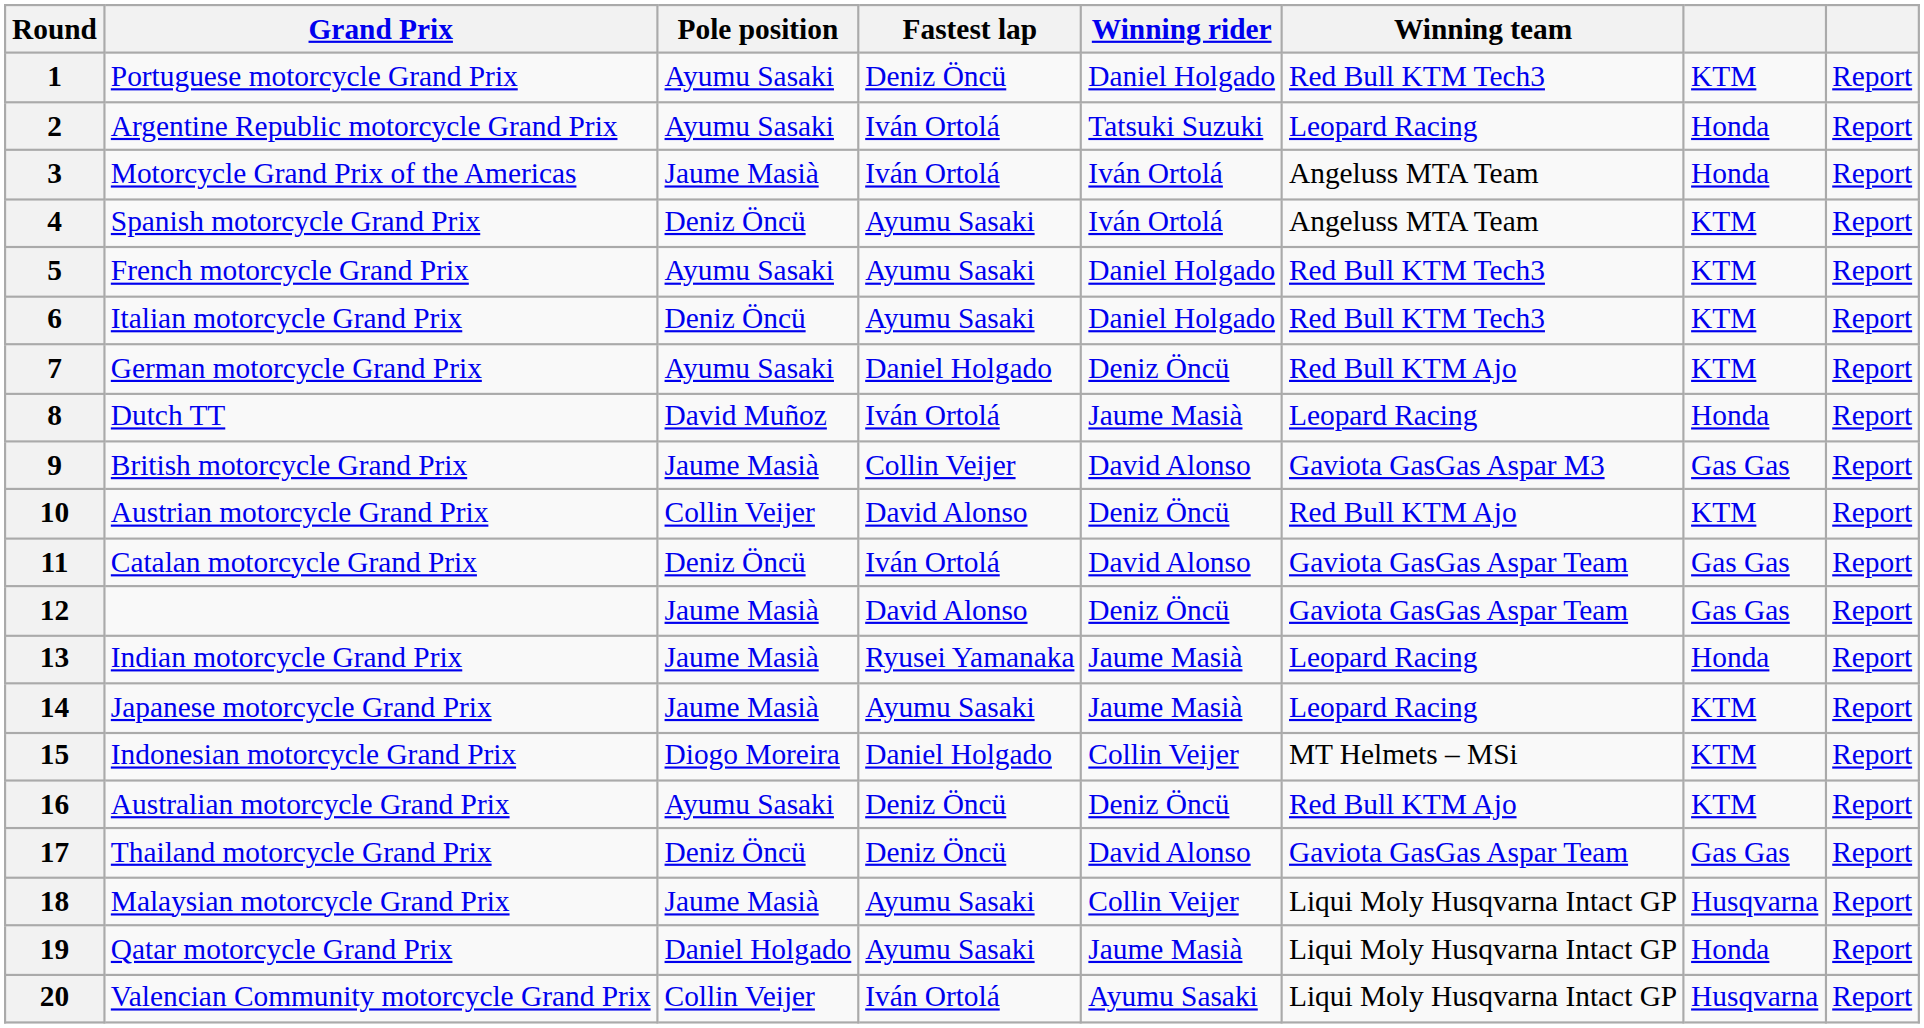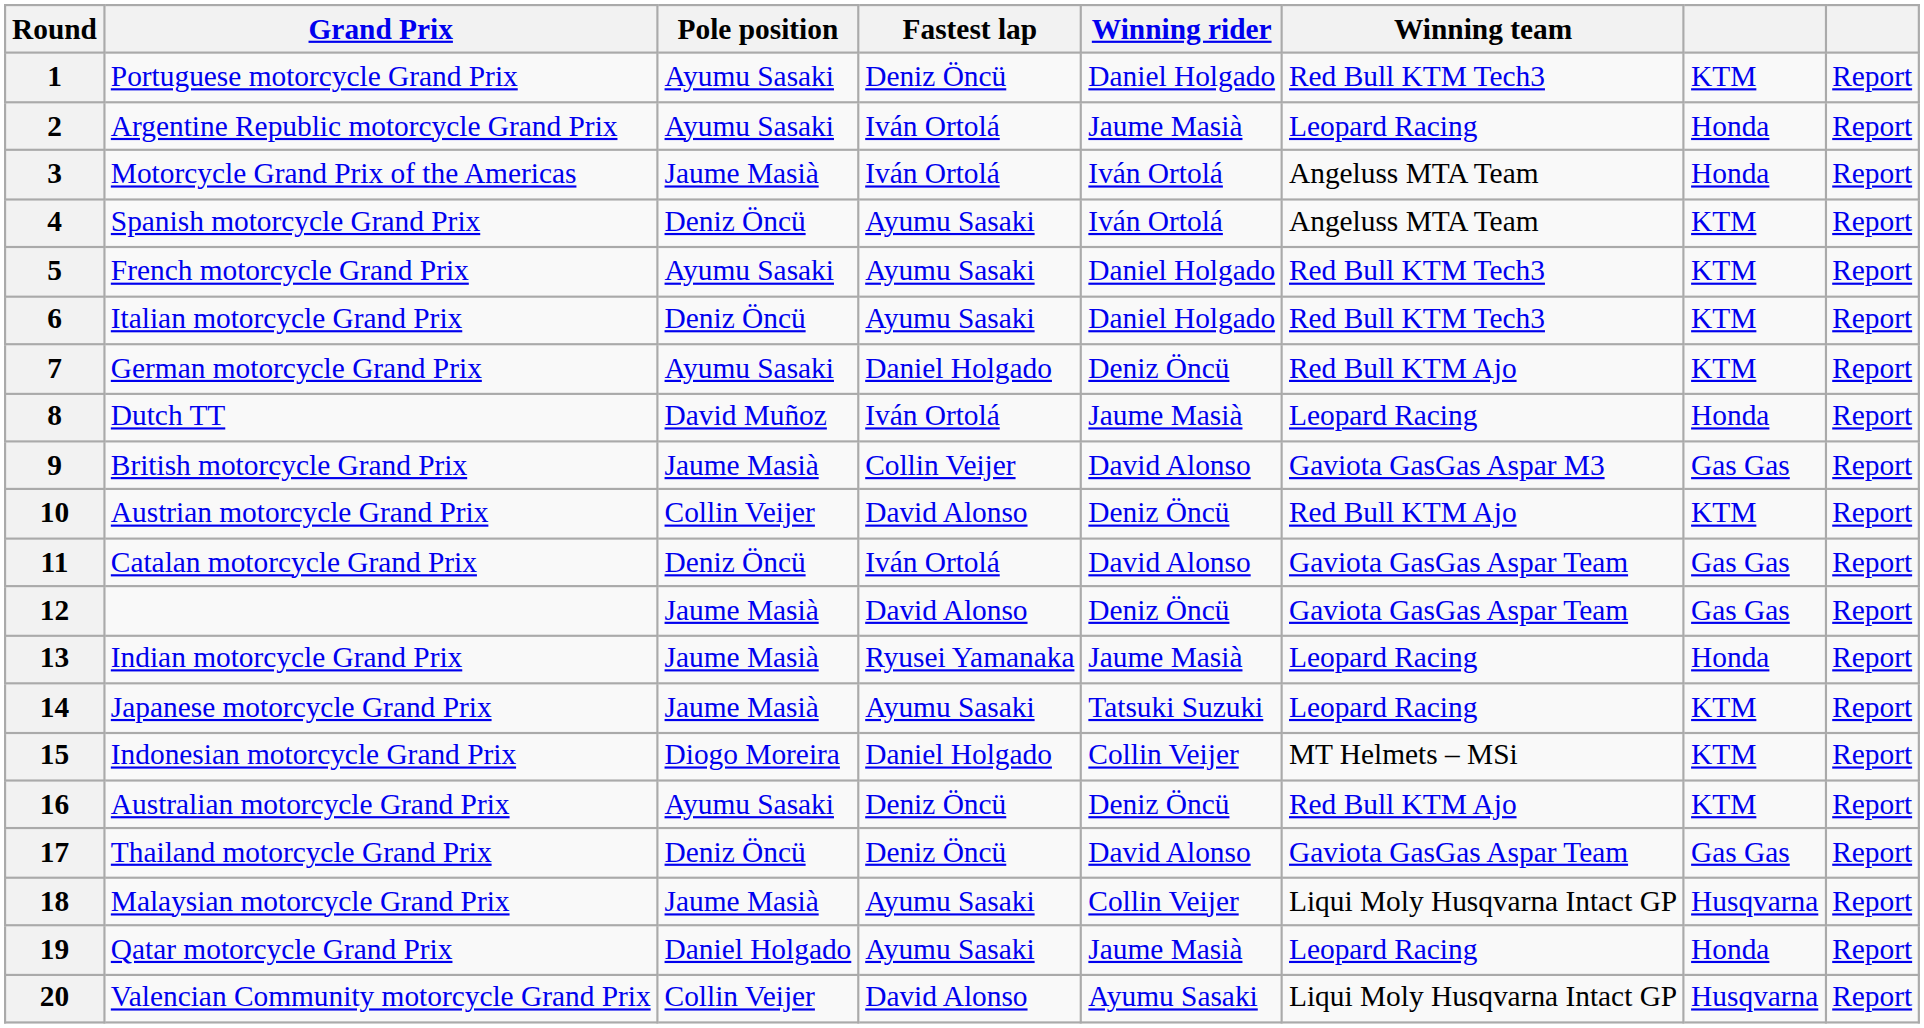(1176, 125) Tatsuki Suzuki -> (1165, 125) Jaume Masià
(1165, 706) Jaume Masià -> (1176, 706) Tatsuki Suzuki
(1483, 949) Liqui Moly Husqvarna Intact GP -> (1383, 949) Leopard Racing
(932, 997) Iván Ortolá -> (946, 997) David Alonso
